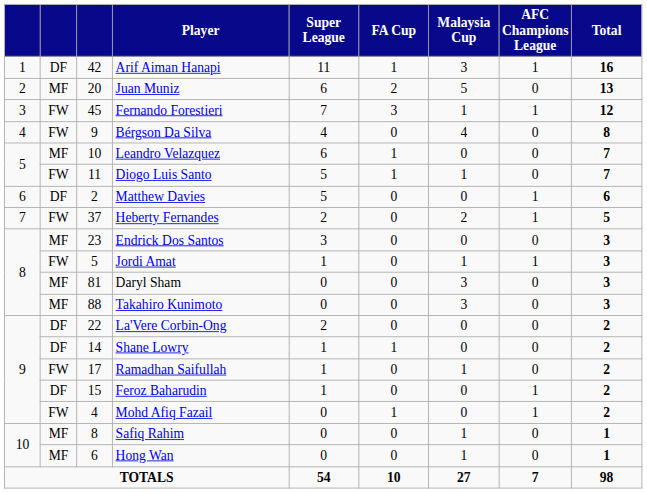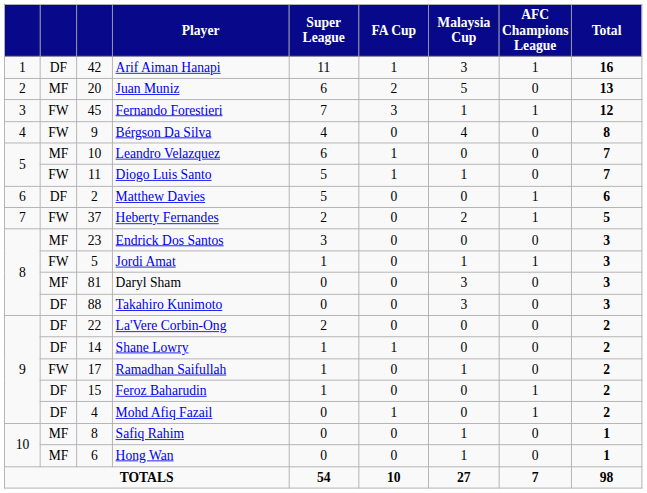(58, 304) MF -> (58, 304) DF
(58, 412) FW -> (58, 412) DF
